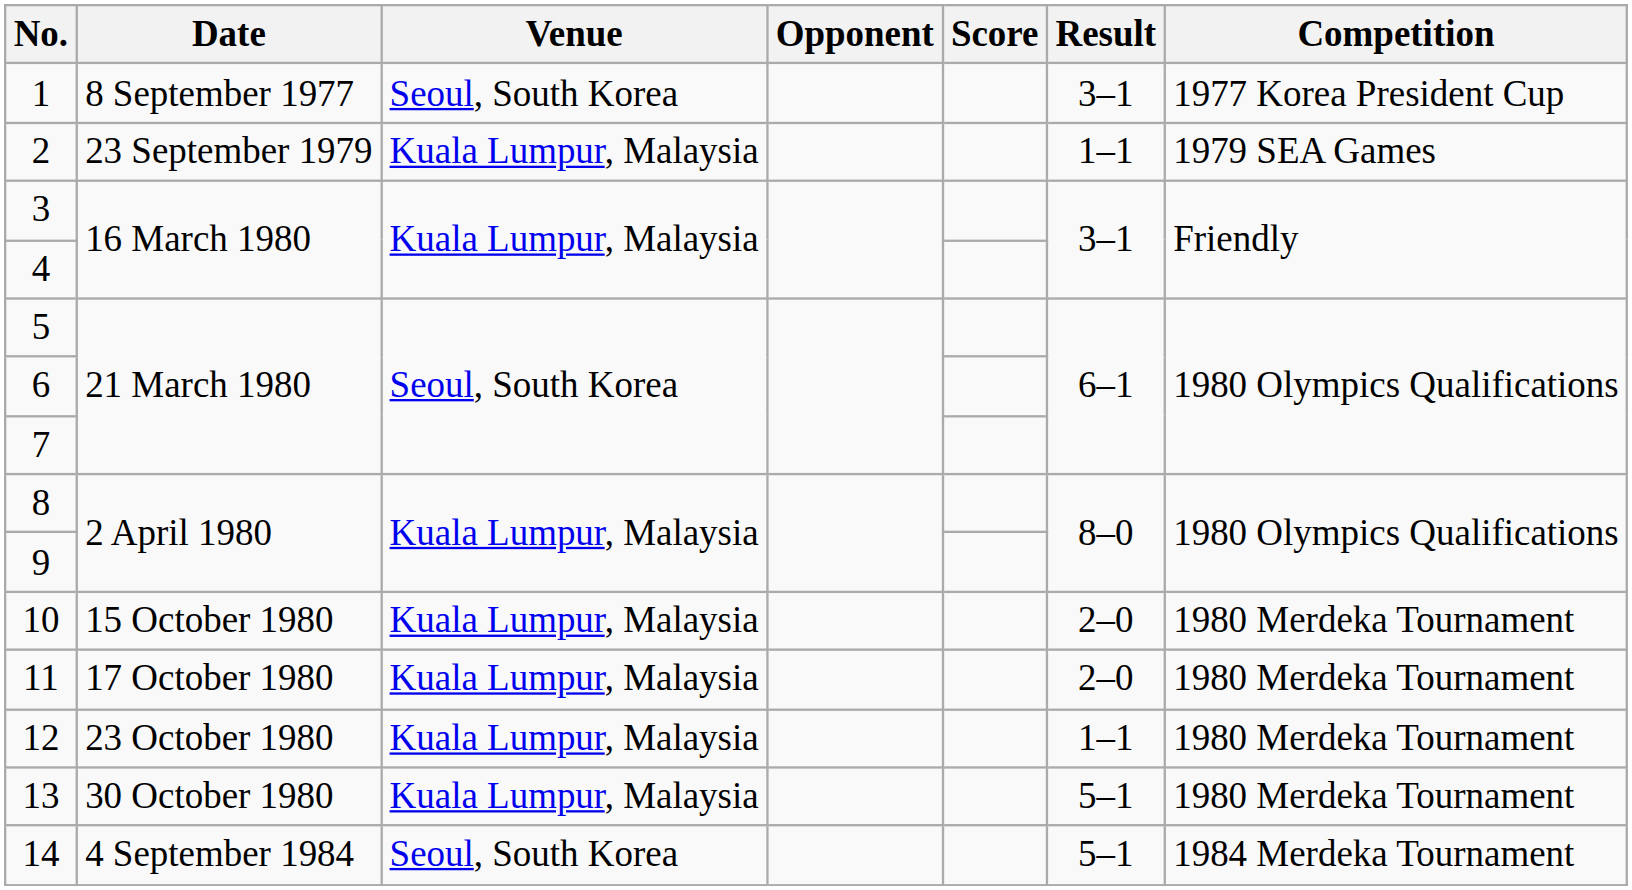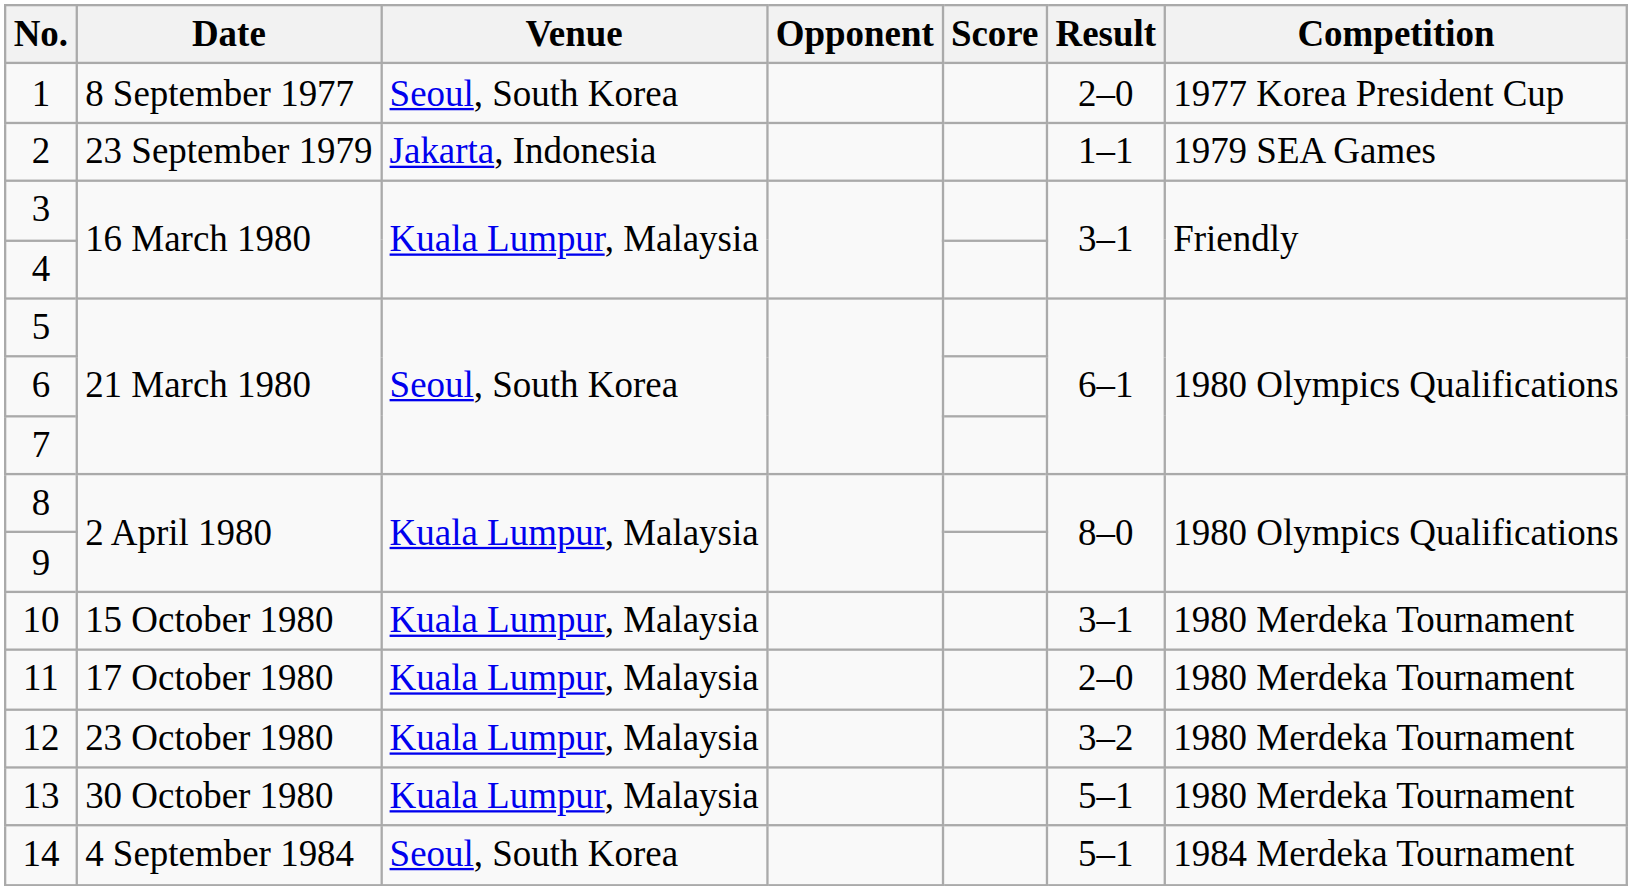(1106, 92) 3–1 -> (1106, 92) 2–0
(574, 151) Kuala Lumpur, Malaysia -> (523, 151) Jakarta, Indonesia
(1106, 619) 2–0 -> (1106, 619) 3–1
(1106, 737) 1–1 -> (1106, 737) 3–2
